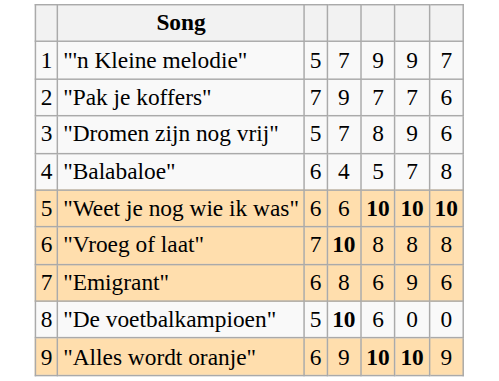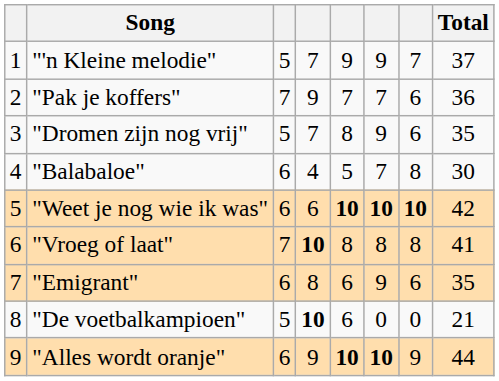+ column: (463, 23)
